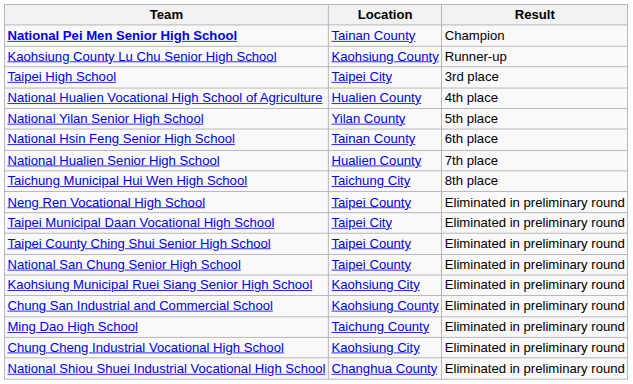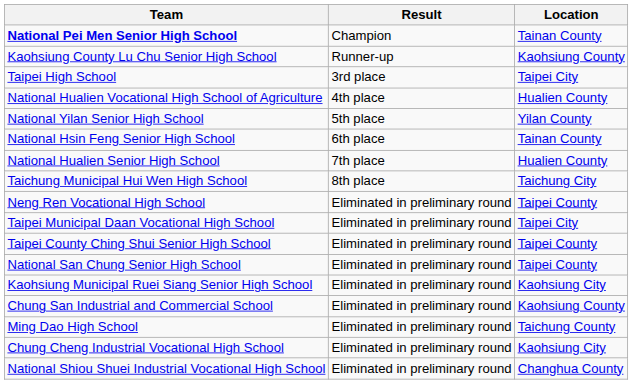columns swapped: (385, 14) <-> (535, 14)
